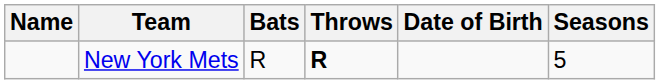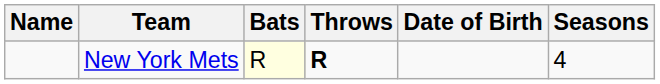(258, 59) no background -> (258, 59) lightyellow background
(560, 59) 5 -> (560, 59) 4
